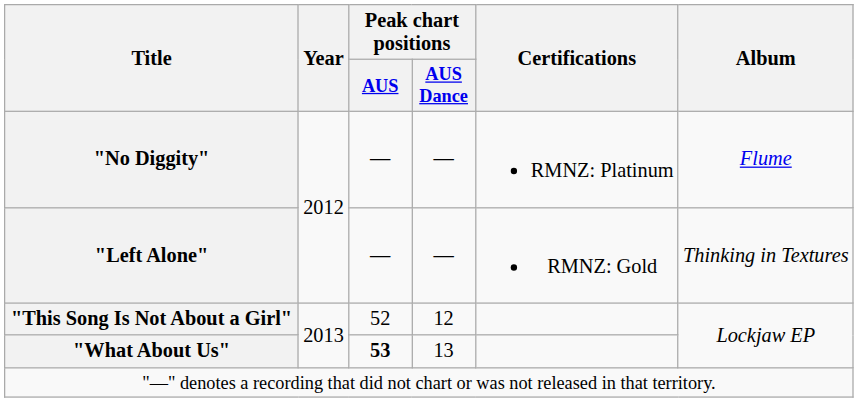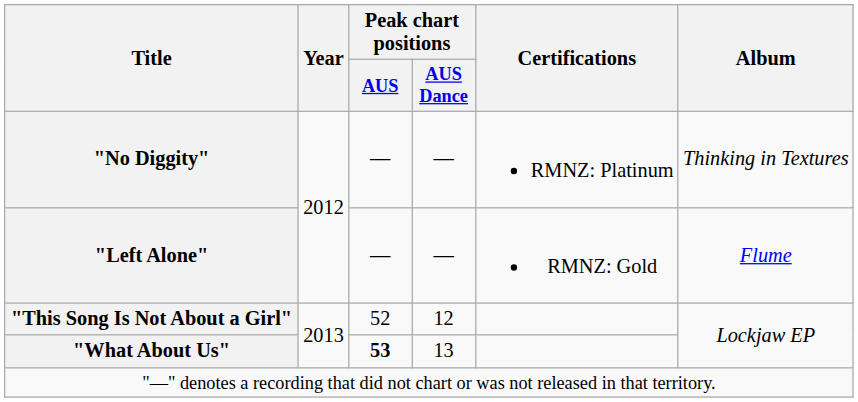(766, 159) Flume -> (766, 159) Thinking in Textures
(766, 254) Thinking in Textures -> (766, 254) Flume
